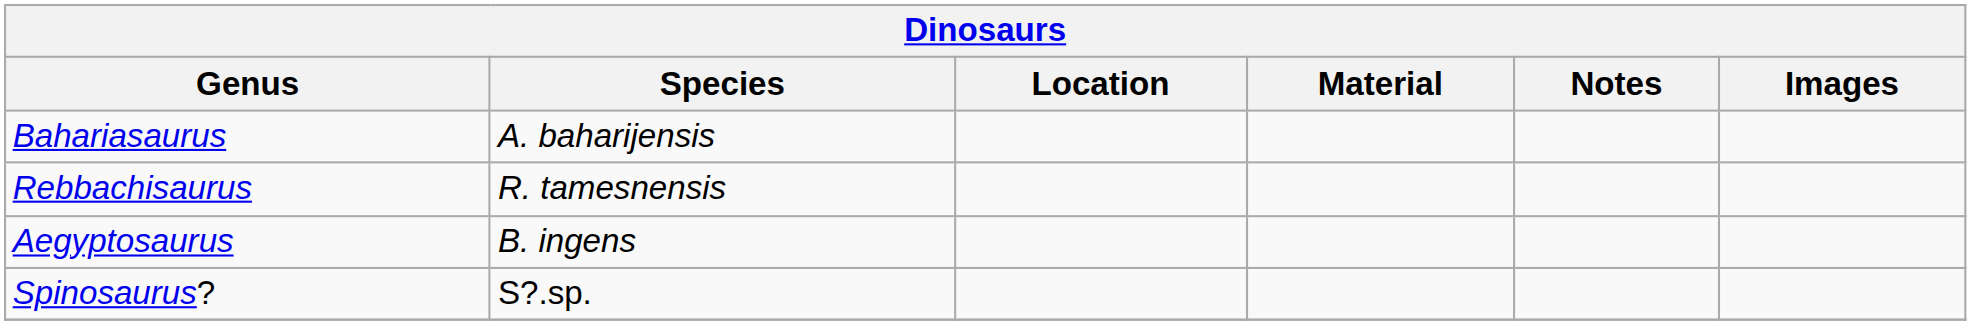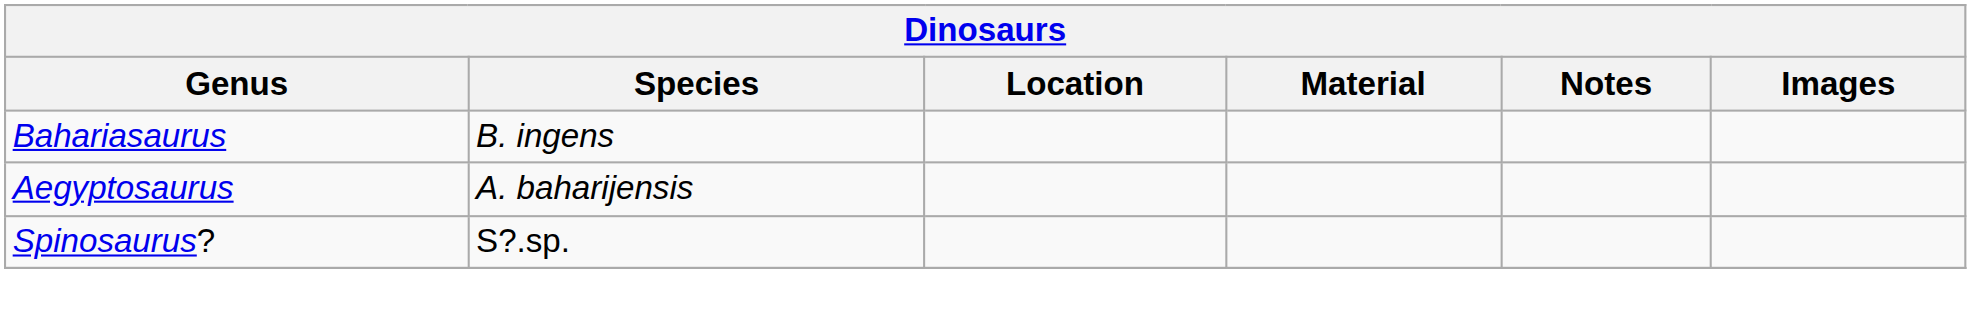(607, 135) A. baharijensis -> (545, 135) B. ingens
- row: (132, 188)
(567, 240) B. ingens -> (585, 188) A. baharijensis
